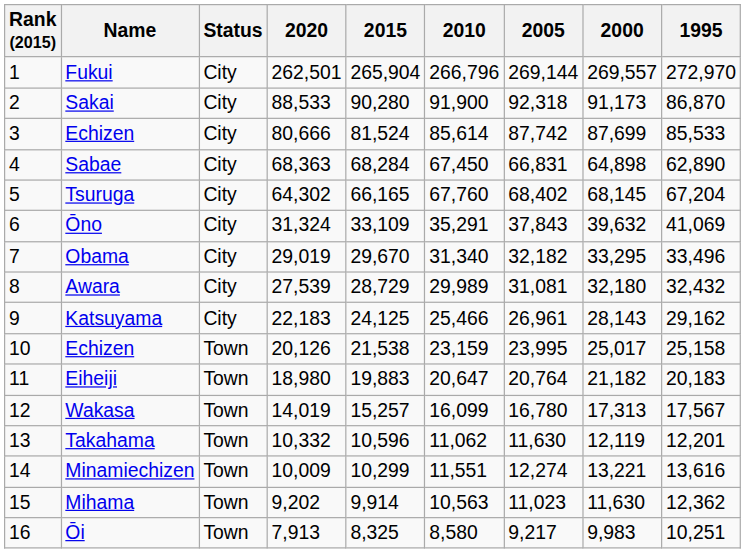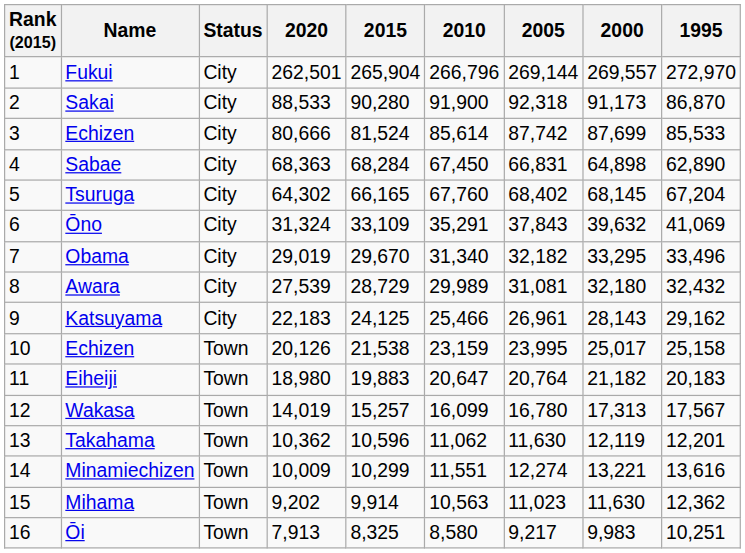(301, 440) 10,332 -> (301, 440) 10,362
